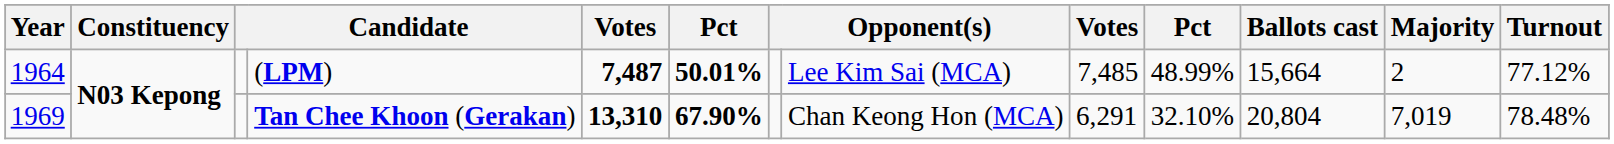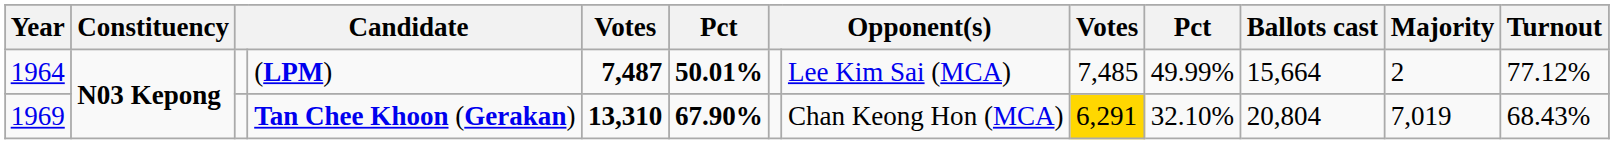(1192, 71) 48.99% -> (1192, 71) 49.99%
(1107, 116) no background -> (1107, 116) gold background
(1549, 116) 78.48% -> (1549, 116) 68.43%
